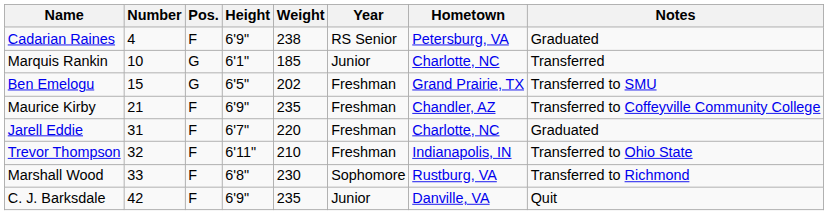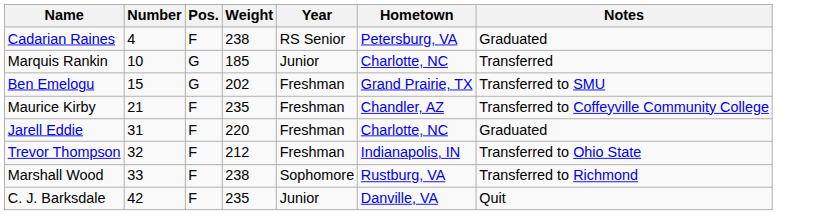- column: (248, 15)
(289, 152) 210 -> (237, 152) 212
(289, 175) 230 -> (237, 175) 238
